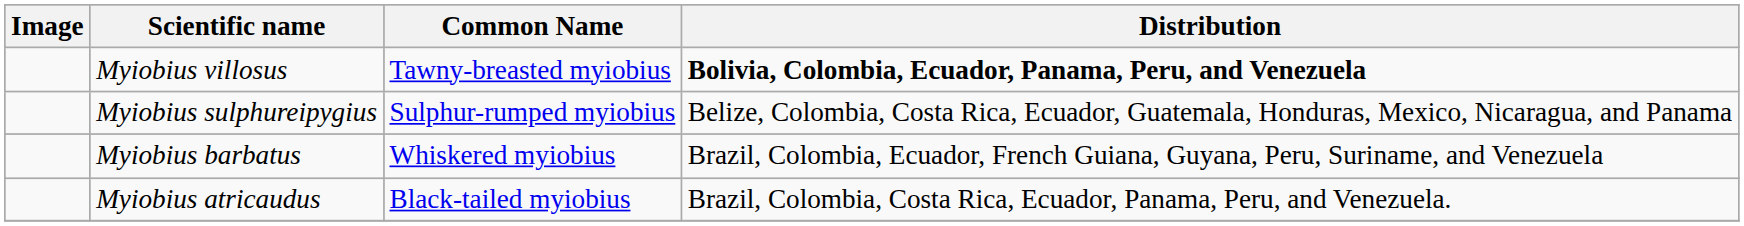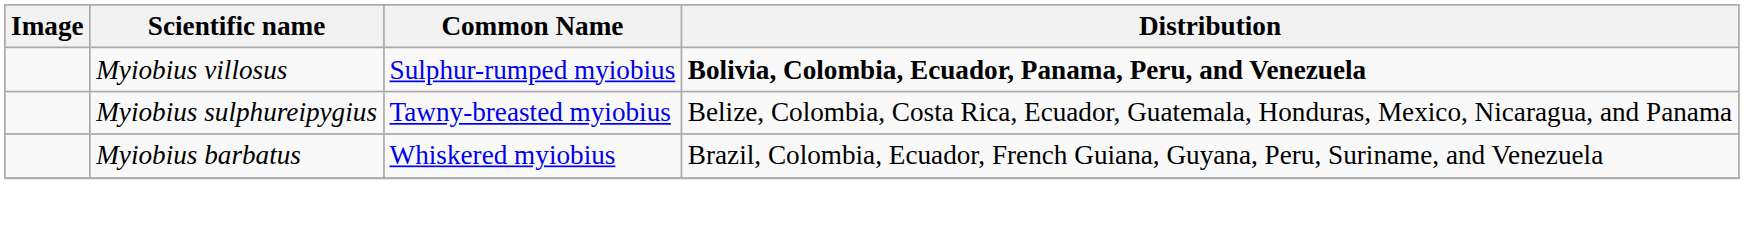(530, 69) Tawny-breasted myiobius -> (532, 69) Sulphur-rumped myiobius
(532, 112) Sulphur-rumped myiobius -> (530, 112) Tawny-breasted myiobius
- row: (208, 198)
